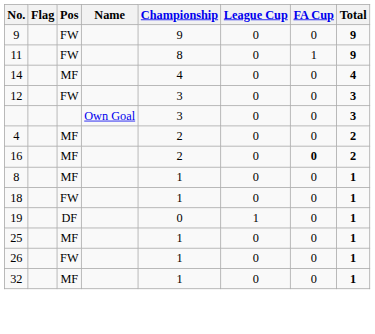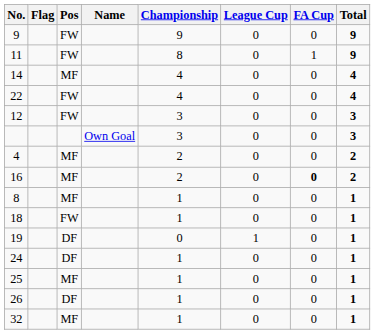+ row: (16, 96)
+ row: (16, 258)
(69, 258) FW -> (69, 299) DF
